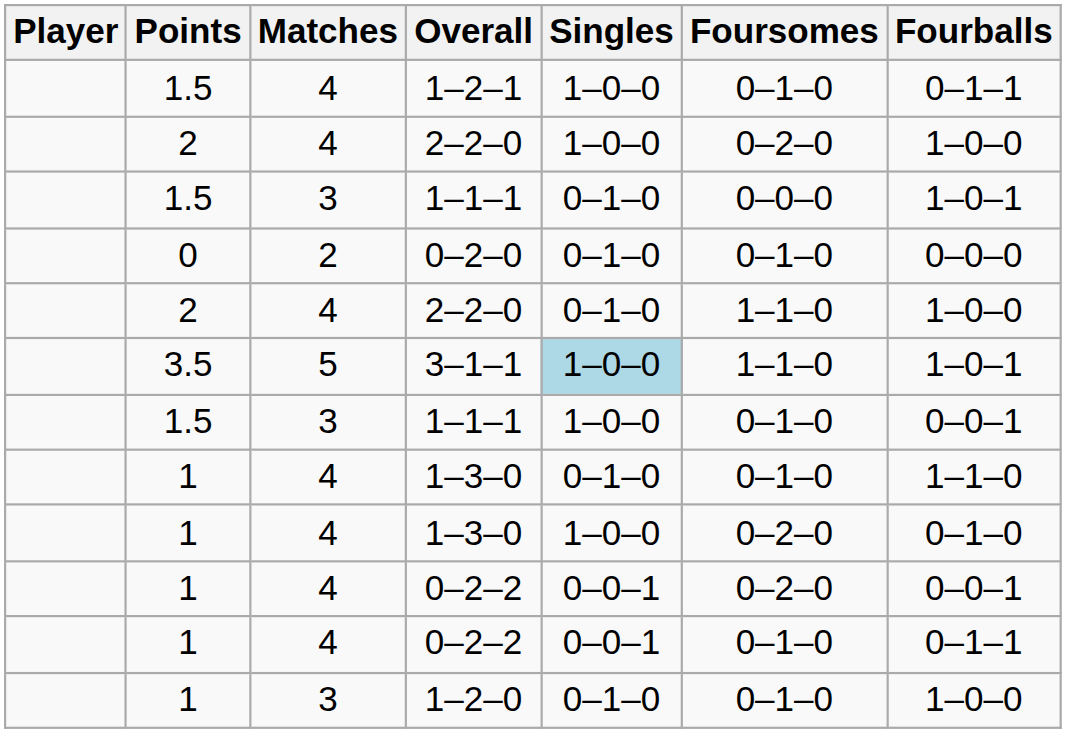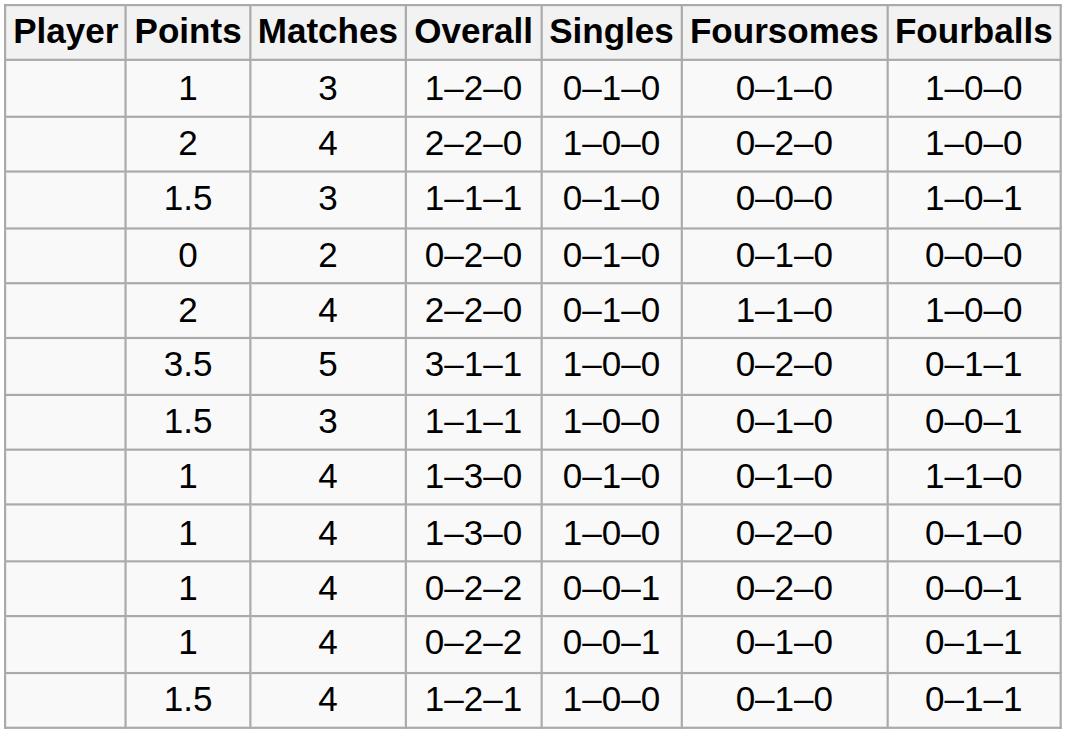rows swapped: (188, 699) <-> (188, 87)
(611, 365) lightblue background -> (611, 365) no background
(784, 365) 1–1–0 -> (784, 365) 0–2–0
(974, 365) 1–0–1 -> (974, 365) 0–1–1
